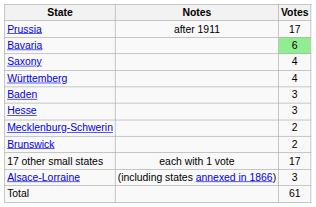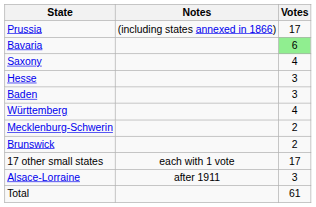(197, 29) after 1911 -> (197, 29) (including states annexed in 1866)
rows swapped: (37, 78) <-> (22, 111)
(197, 177) (including states annexed in 1866) -> (197, 177) after 1911
